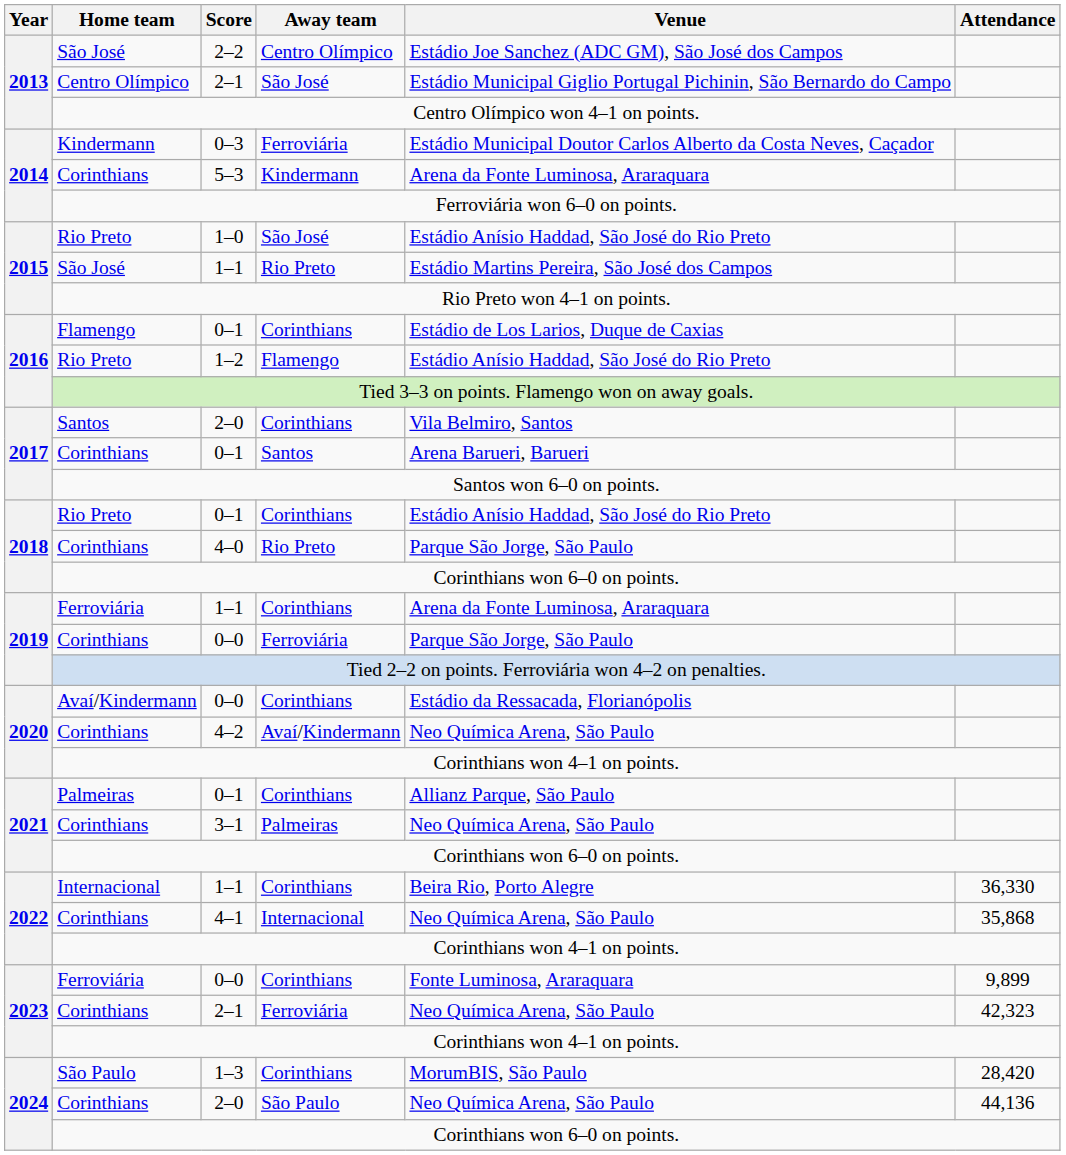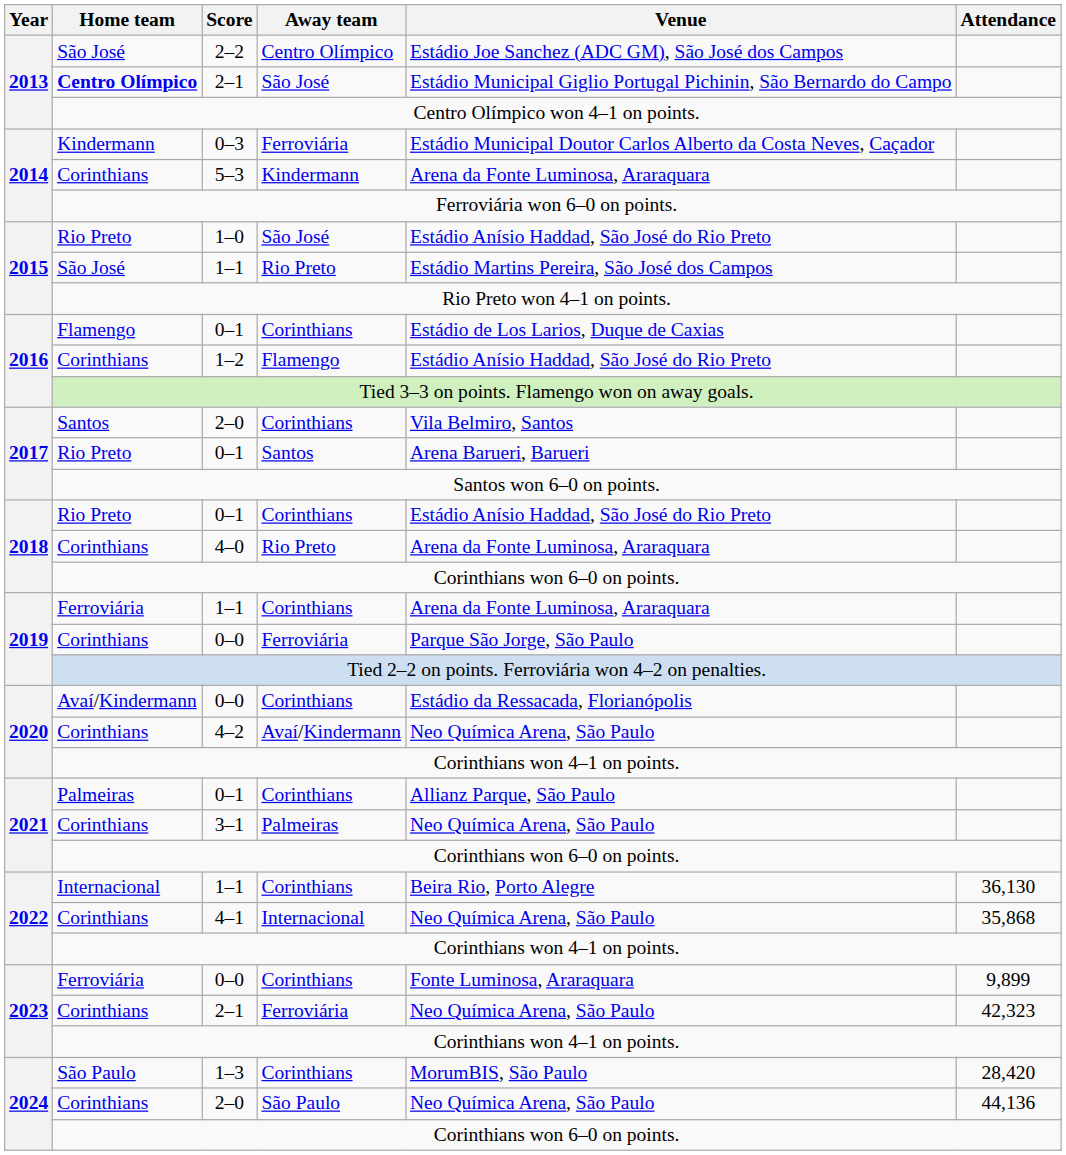(123, 81) normal -> (127, 81) bold
(94, 360) Rio Preto -> (103, 360) Corinthians
(103, 453) Corinthians -> (94, 453) Rio Preto
(521, 546) Parque São Jorge, São Paulo -> (560, 546) Arena da Fonte Luminosa, Araraquara
(1008, 886) 36,330 -> (1008, 886) 36,130
